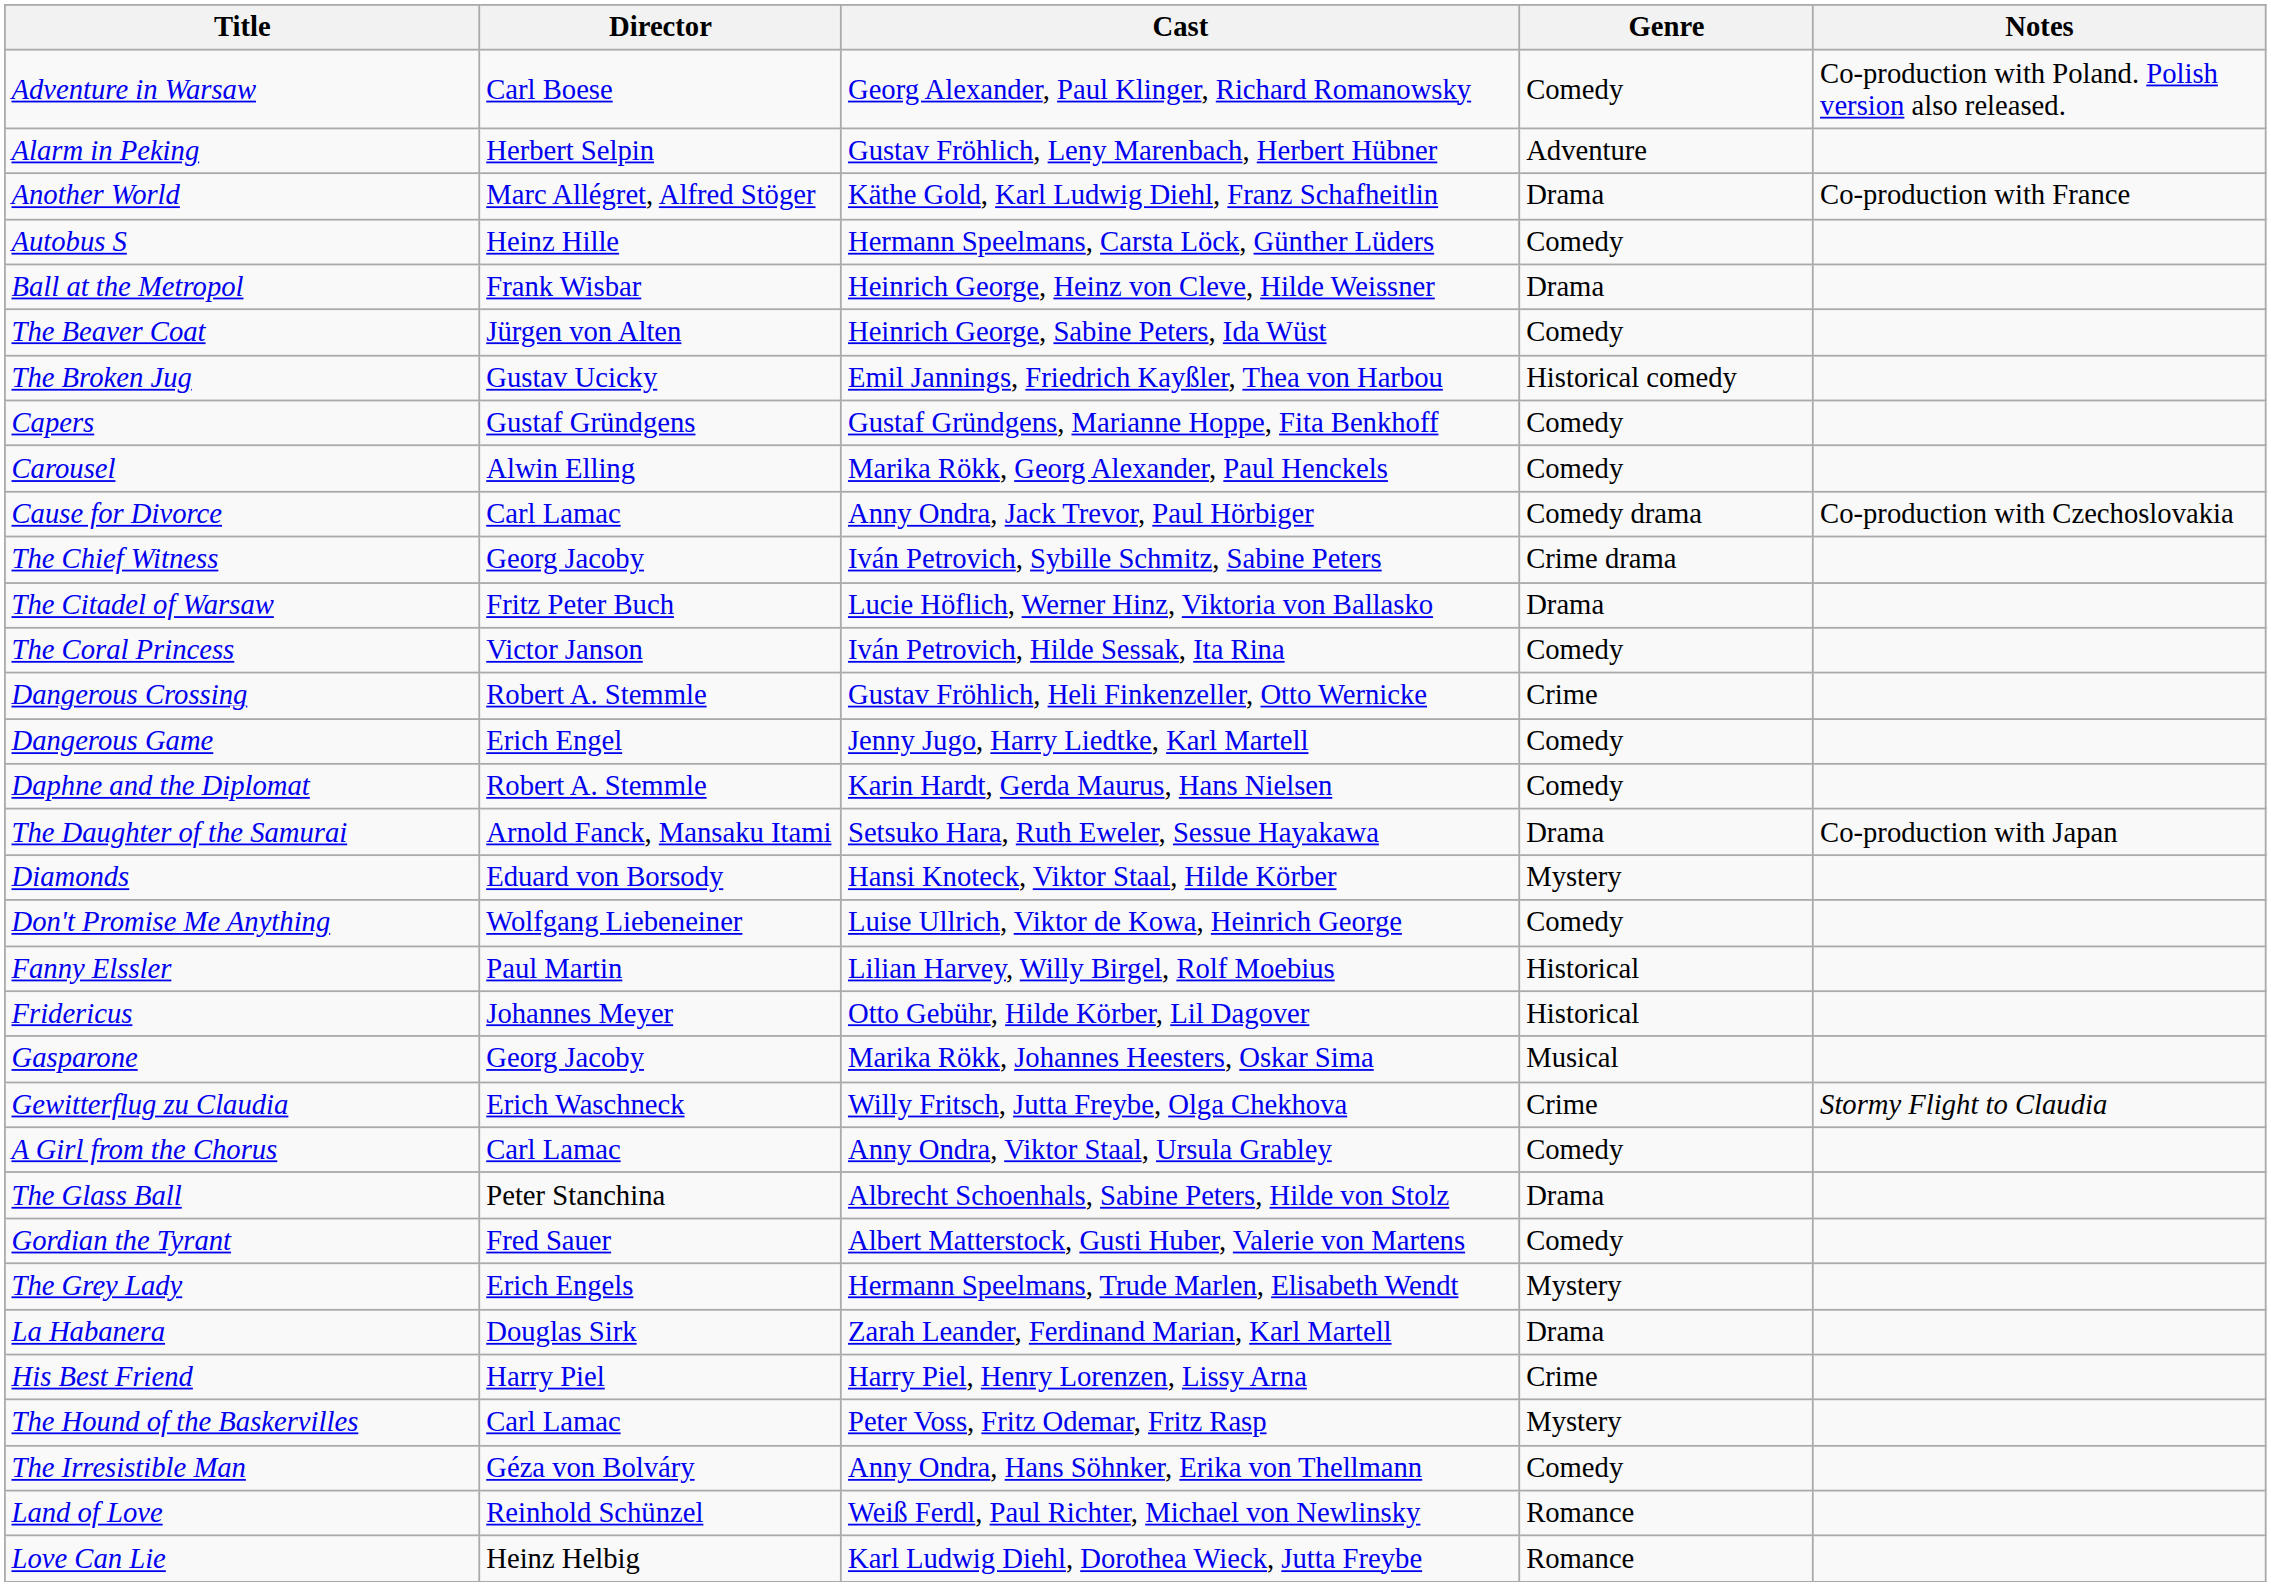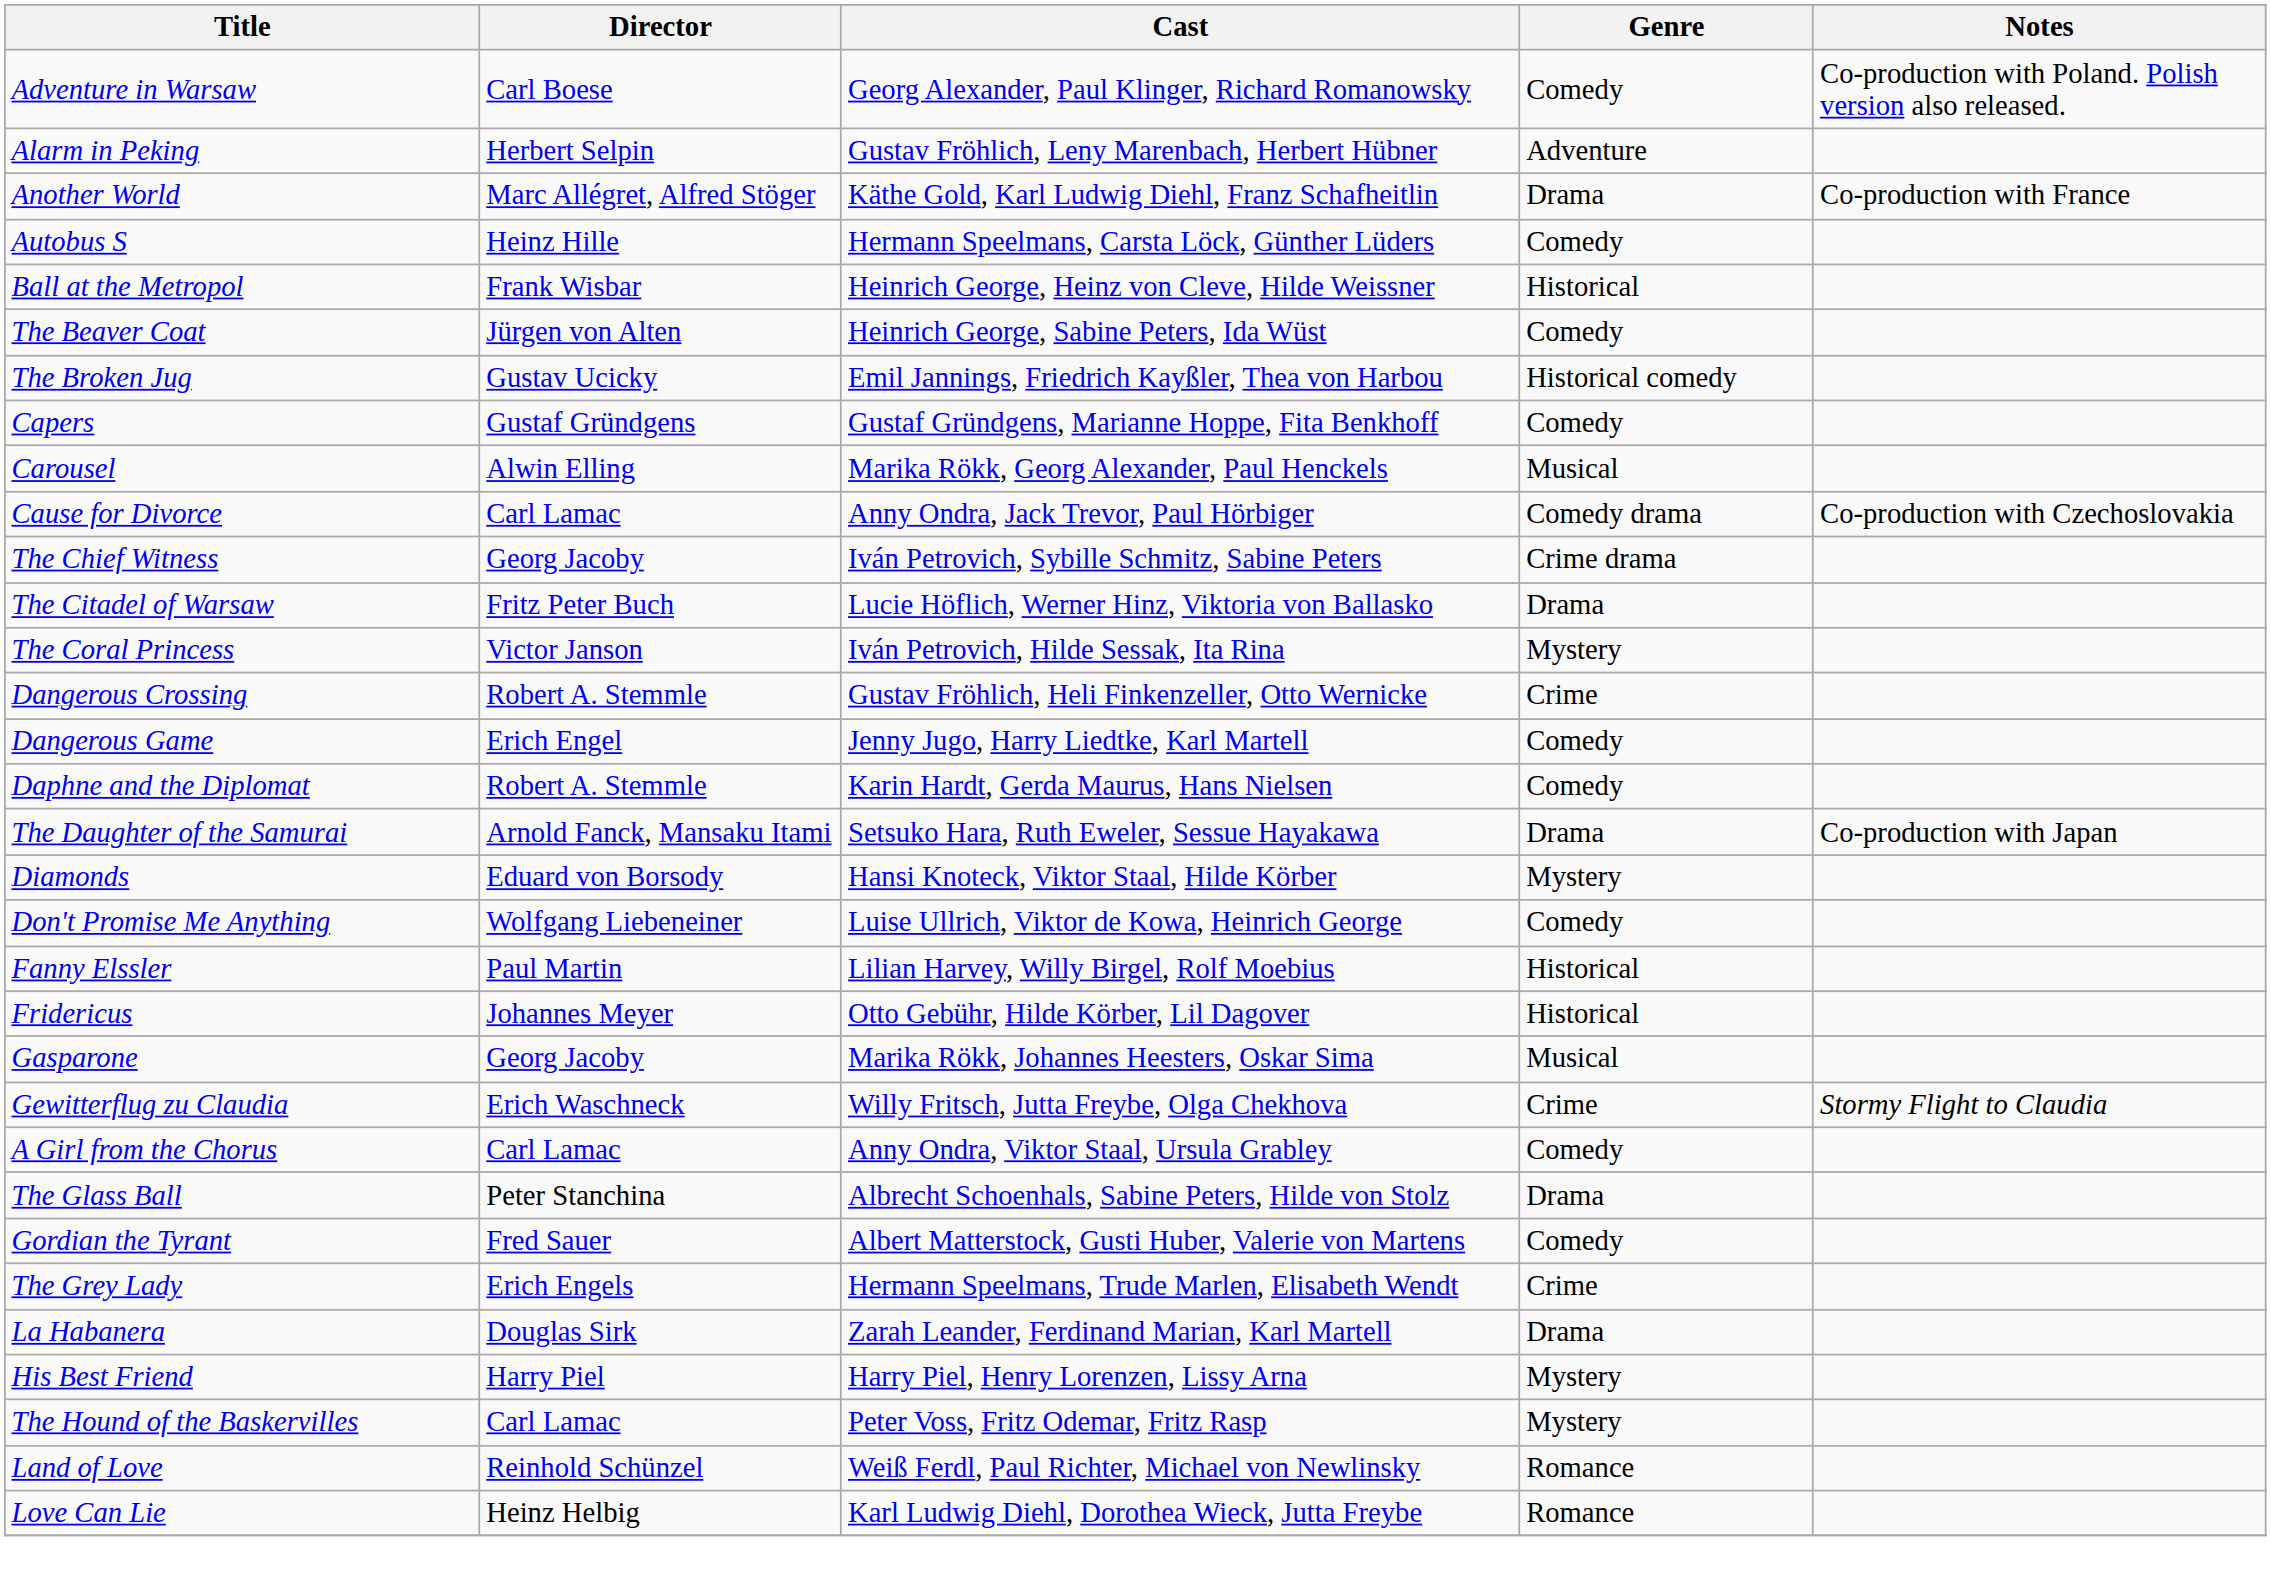(1565, 286) Drama -> (1583, 286) Historical
(1575, 468) Comedy -> (1572, 468) Musical
(1575, 649) Comedy -> (1574, 649) Mystery
(1574, 1285) Mystery -> (1562, 1285) Crime
(1562, 1376) Crime -> (1574, 1376) Mystery
- row: (129, 1467)
